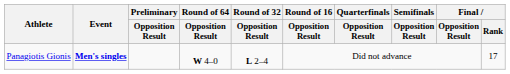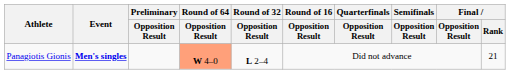(205, 62) no background -> (205, 62) lightsalmon background
(493, 56) 17 -> (493, 56) 21
